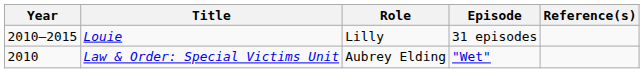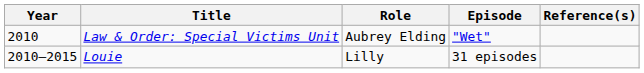rows swapped: (211, 57) <-> (103, 36)
